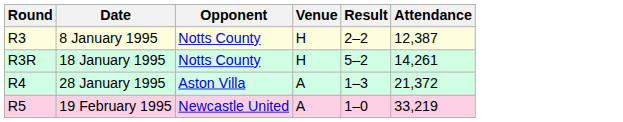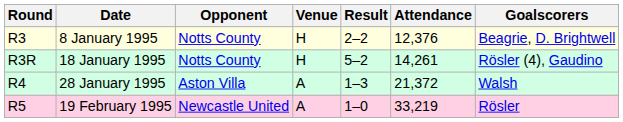+ column: (547, 15)
(416, 38) 12,387 -> (416, 38) 12,376
